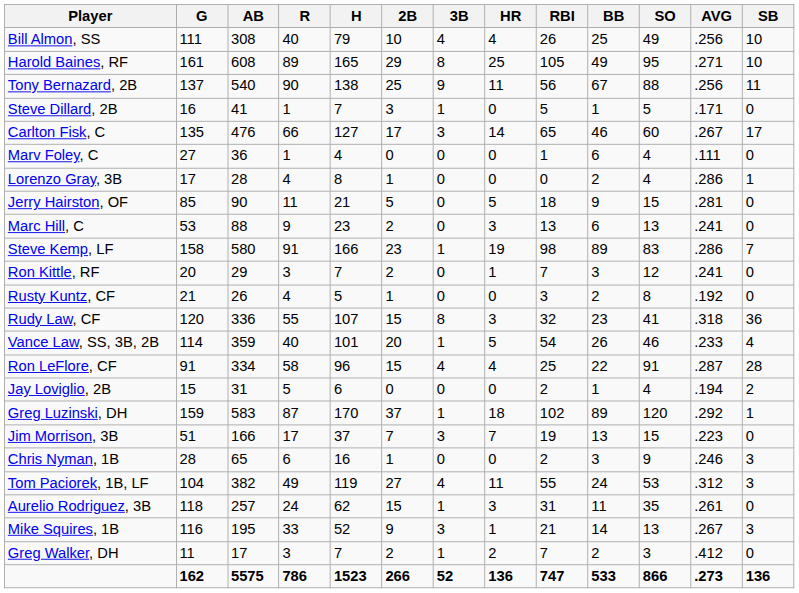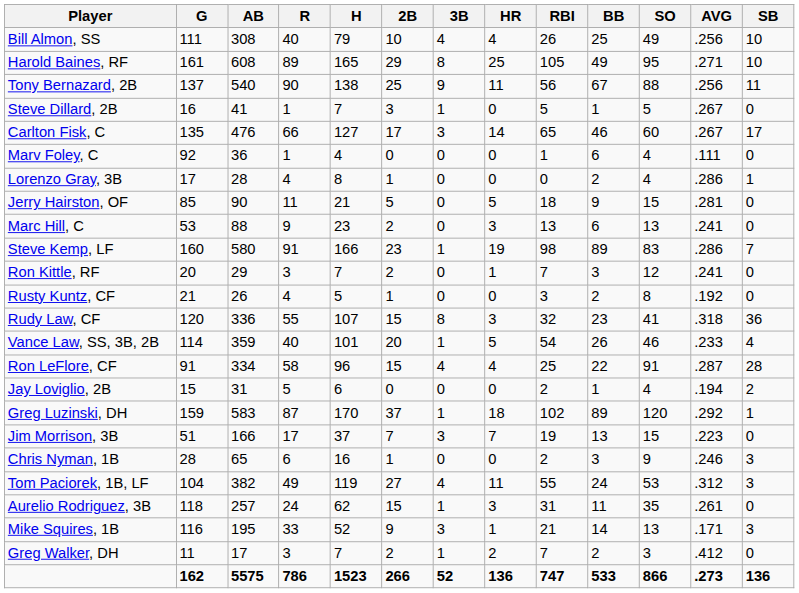(709, 109) .171 -> (709, 109) .267
(188, 156) 27 -> (188, 156) 92
(192, 249) 158 -> (192, 249) 160
(709, 529) .267 -> (709, 529) .171
